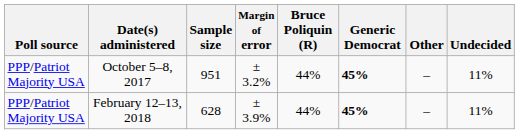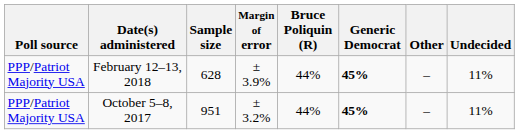rows swapped: (137, 110) <-> (137, 74)
